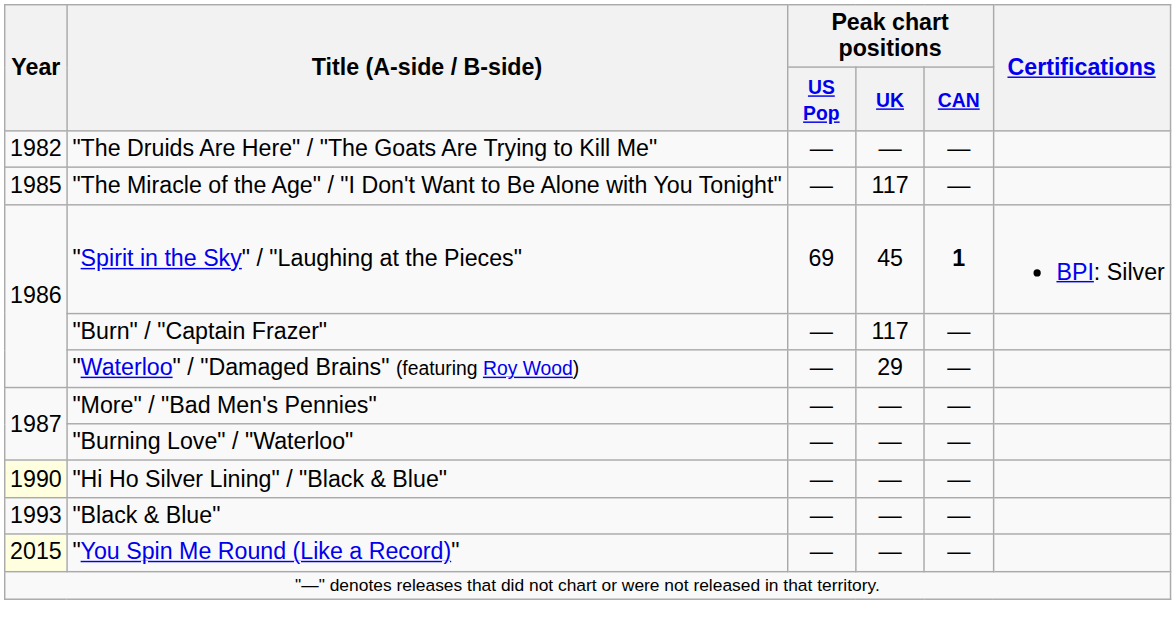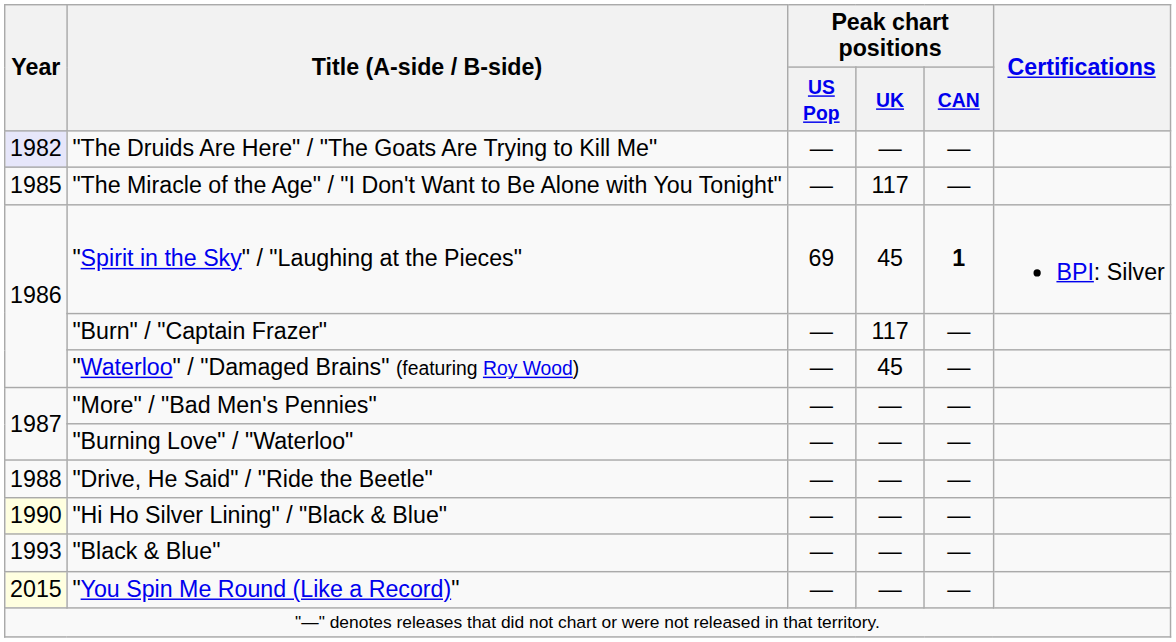(36, 148) no background -> (36, 148) lavender background
(890, 368) 29 -> (890, 368) 45
+ row: (253, 478)
